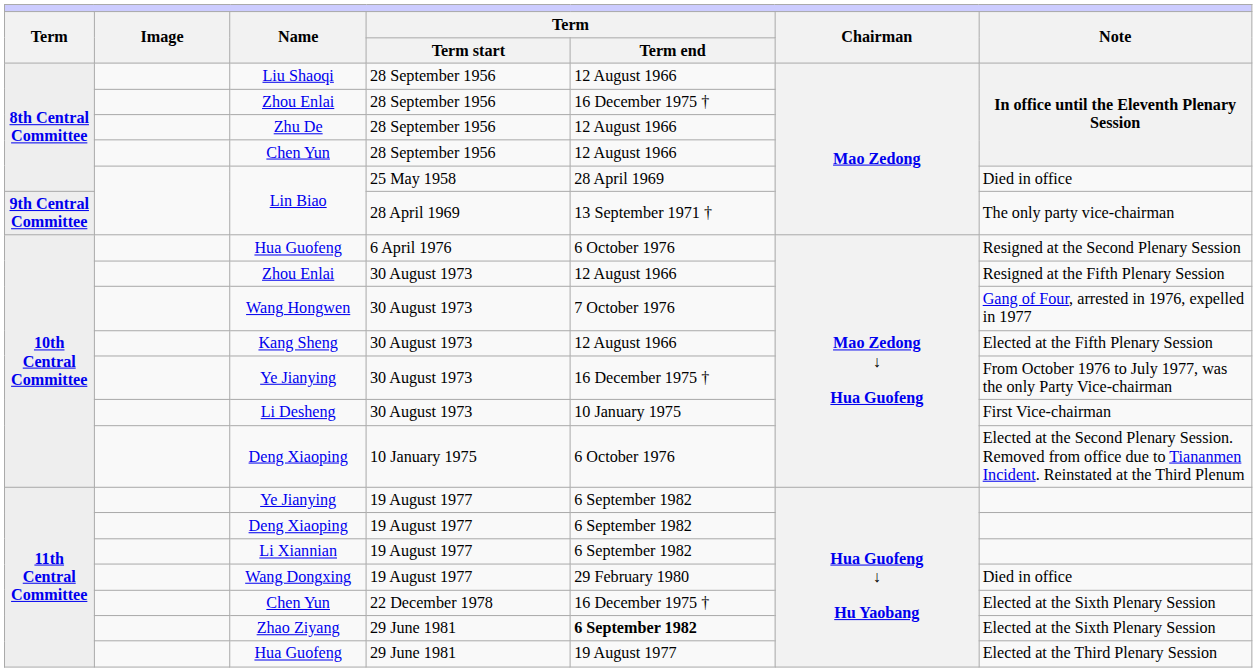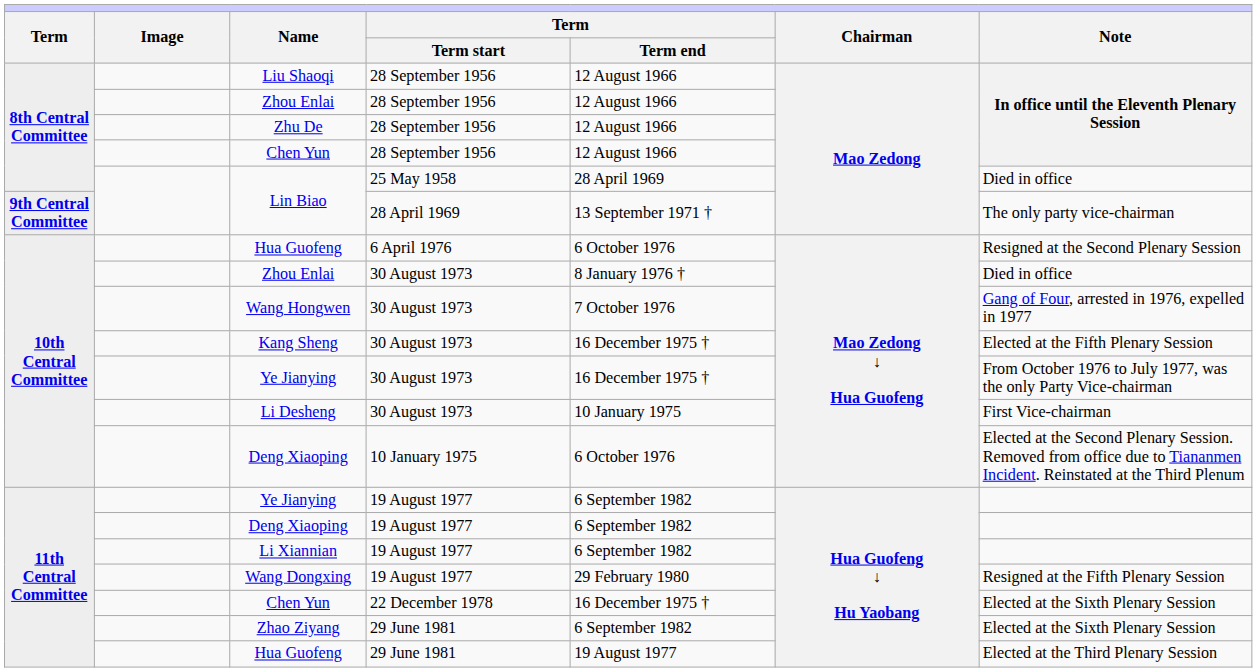(642, 101) 16 December 1975 † -> (625, 101) 12 August 1966
(625, 273) 12 August 1966 -> (630, 273) 8 January 1976 †
(1104, 273) Resigned at the Fifth Plenary Session -> (1027, 273) Died in office
(625, 343) 12 August 1966 -> (642, 343) 16 December 1975 †
(1027, 576) Died in office -> (1104, 576) Resigned at the Fifth Plenary Session
(636, 628) bold -> (633, 628) normal
